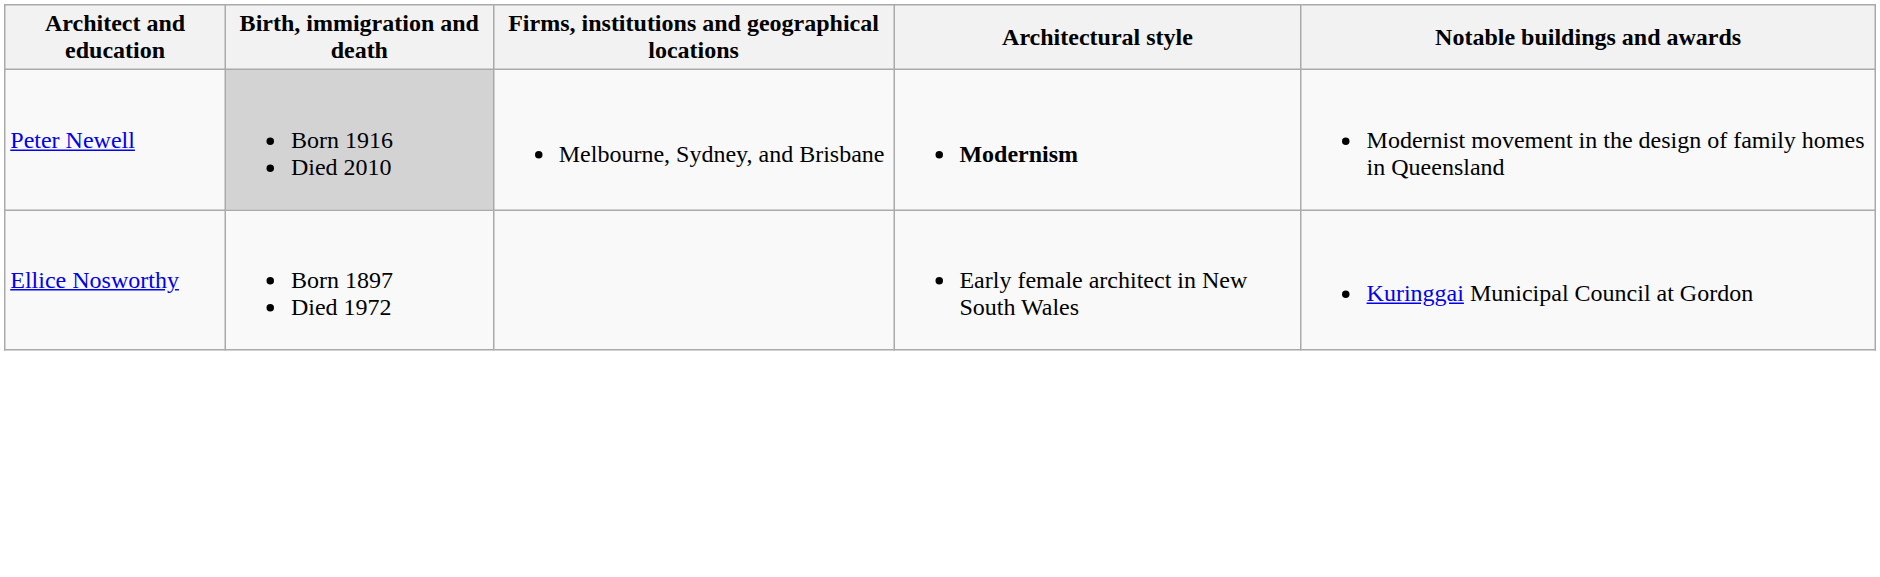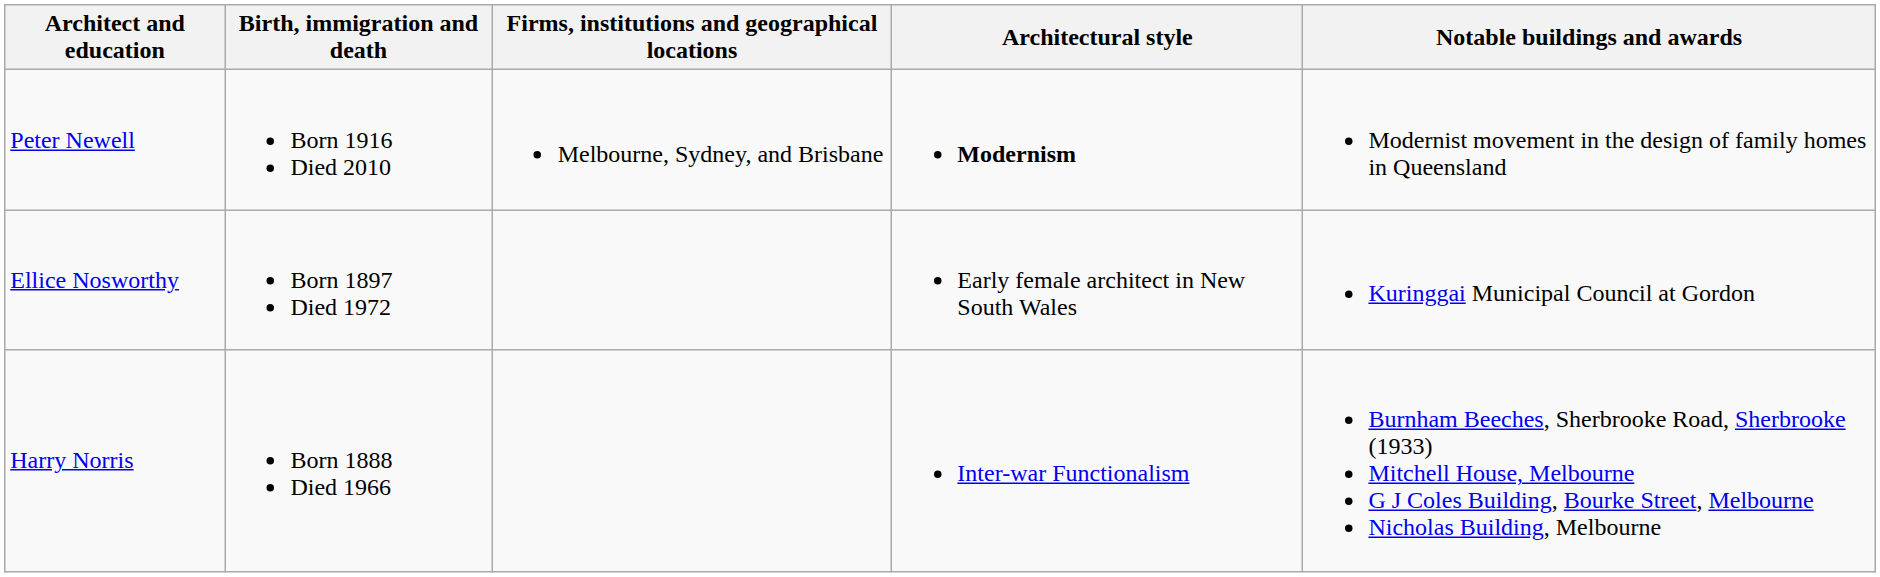(359, 153) lightgrey background -> (359, 153) no background
+ row: (72, 460)
